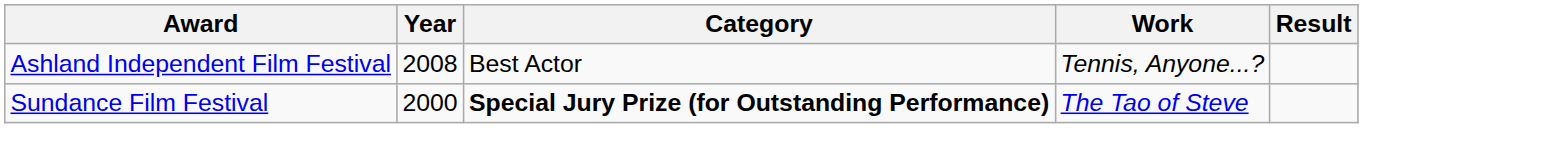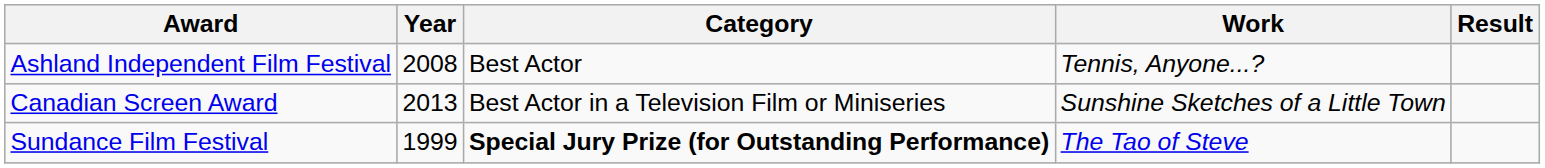+ row: (144, 102)
(430, 102) 2000 -> (430, 142) 1999
